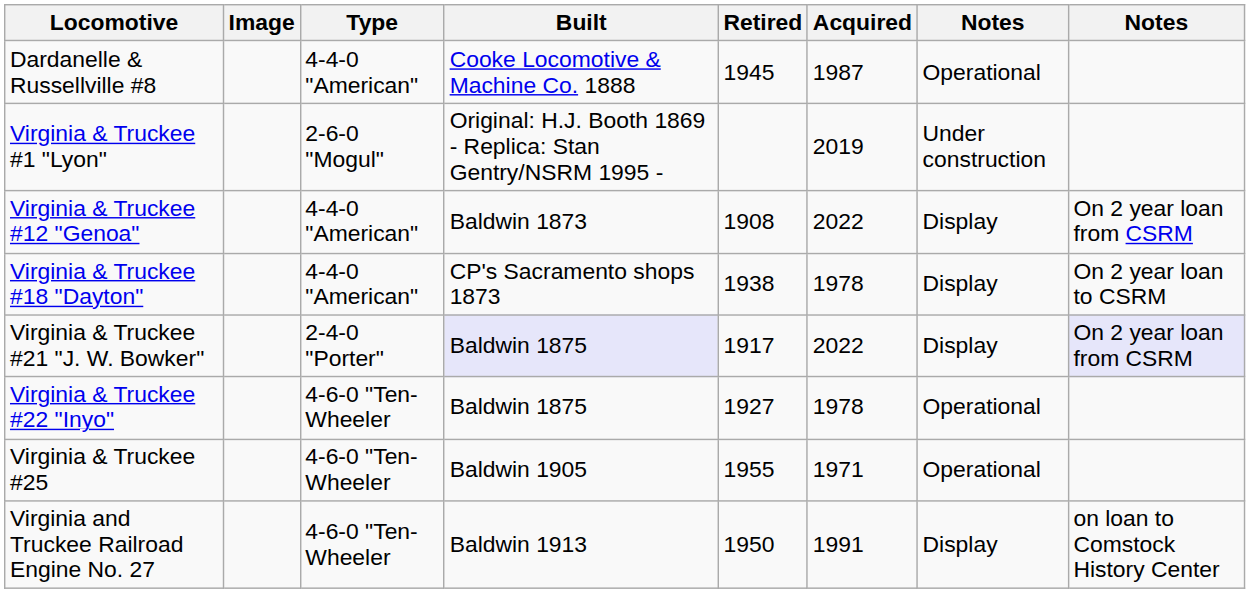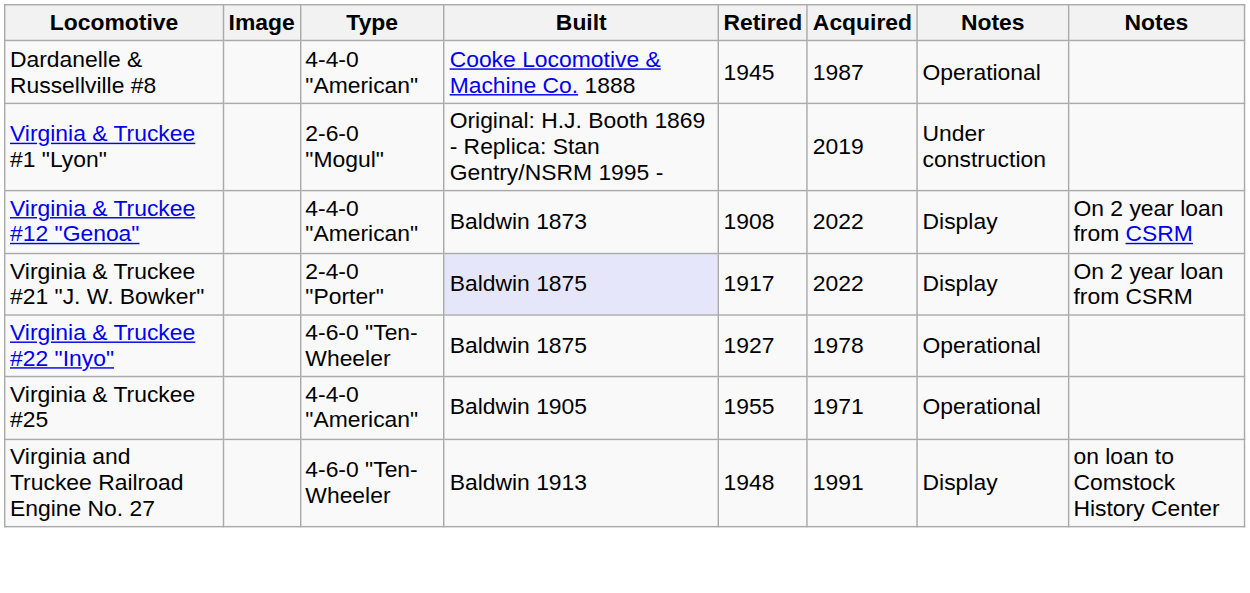- row: (103, 283)
(1148, 345) lavender background -> (1148, 283) no background
(362, 469) 4-6-0 "Ten-Wheeler -> (362, 407) 4-4-0 "American"
(749, 544) 1950 -> (749, 482) 1948
